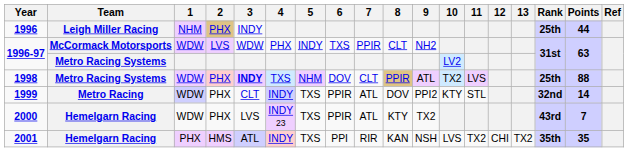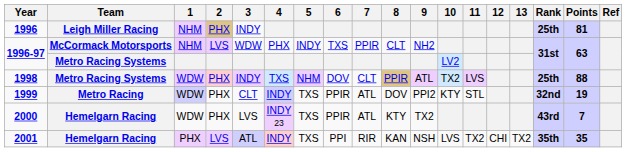(584, 29) 44 -> (582, 29) 81
(190, 46) WDW -> (190, 46) NHM
(250, 78) bold -> (248, 78) normal
(584, 95) 14 -> (582, 95) 19
(220, 139) HMS -> (219, 139) LVS
